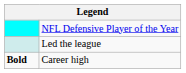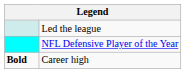rows swapped: (110, 28) <-> (71, 44)
